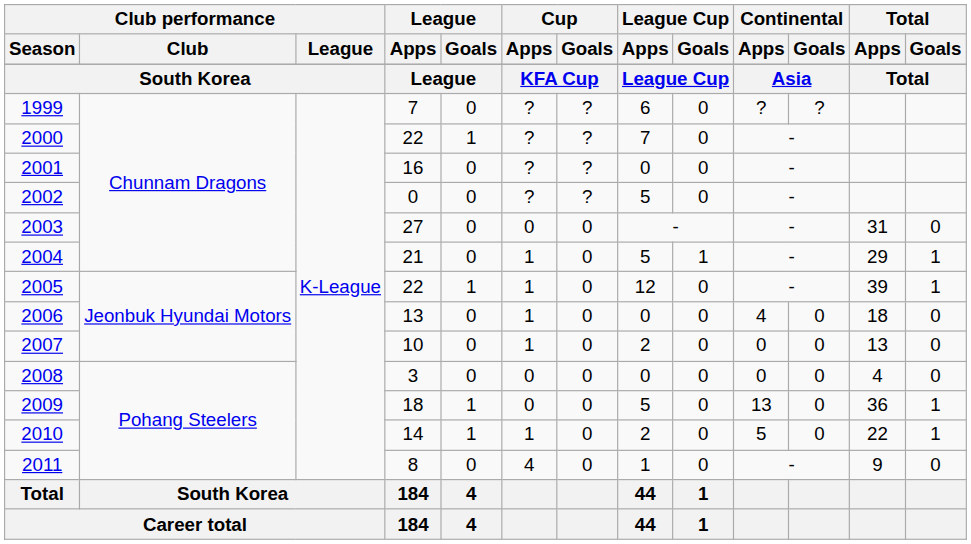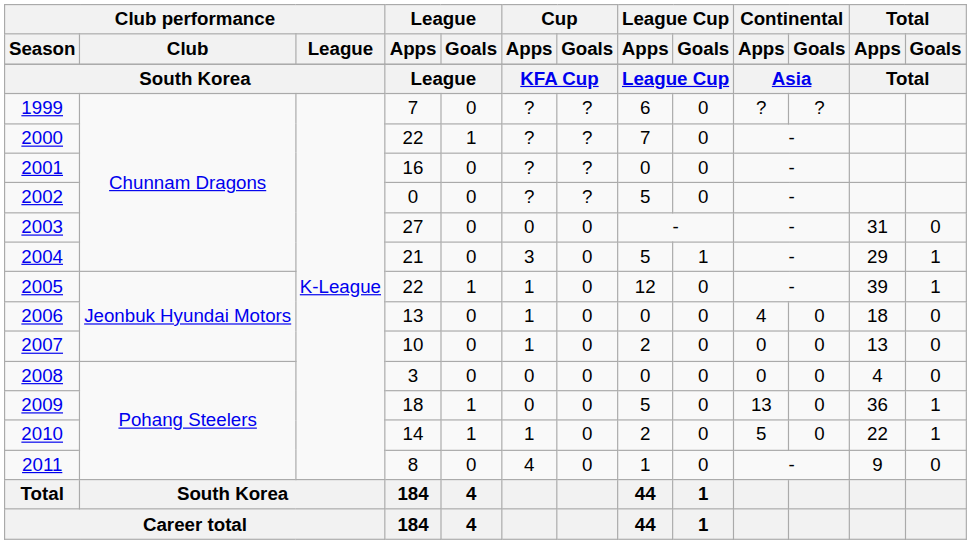(529, 256) 1 -> (529, 256) 3
